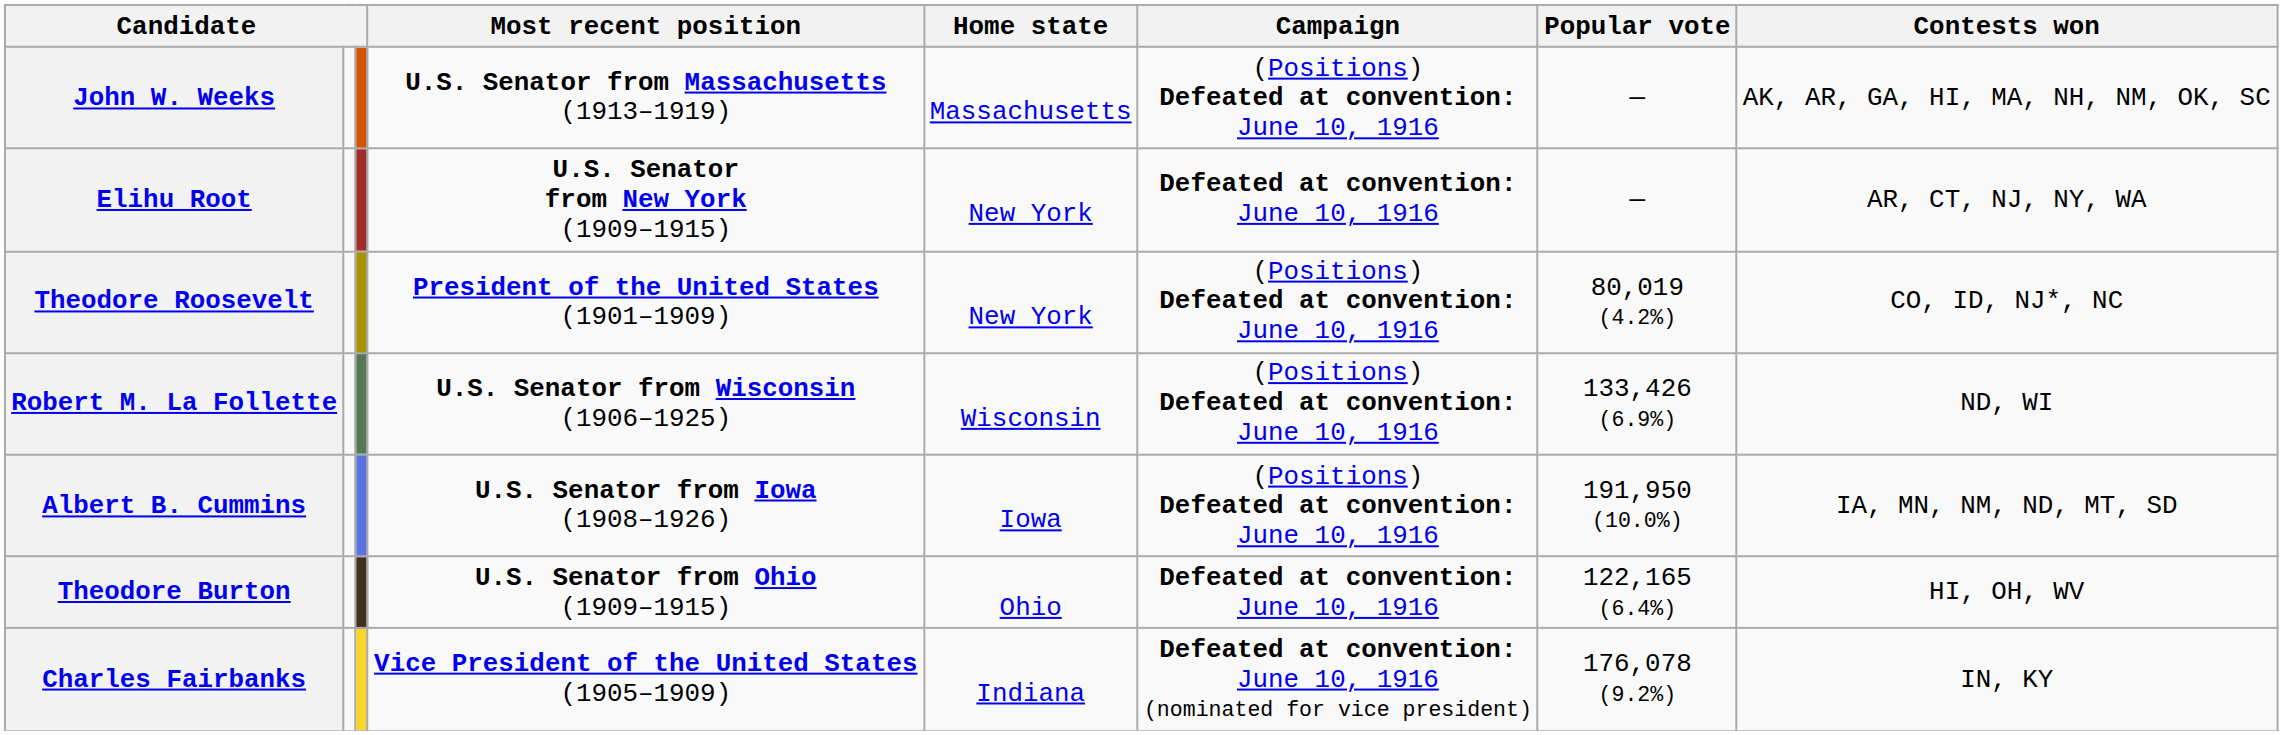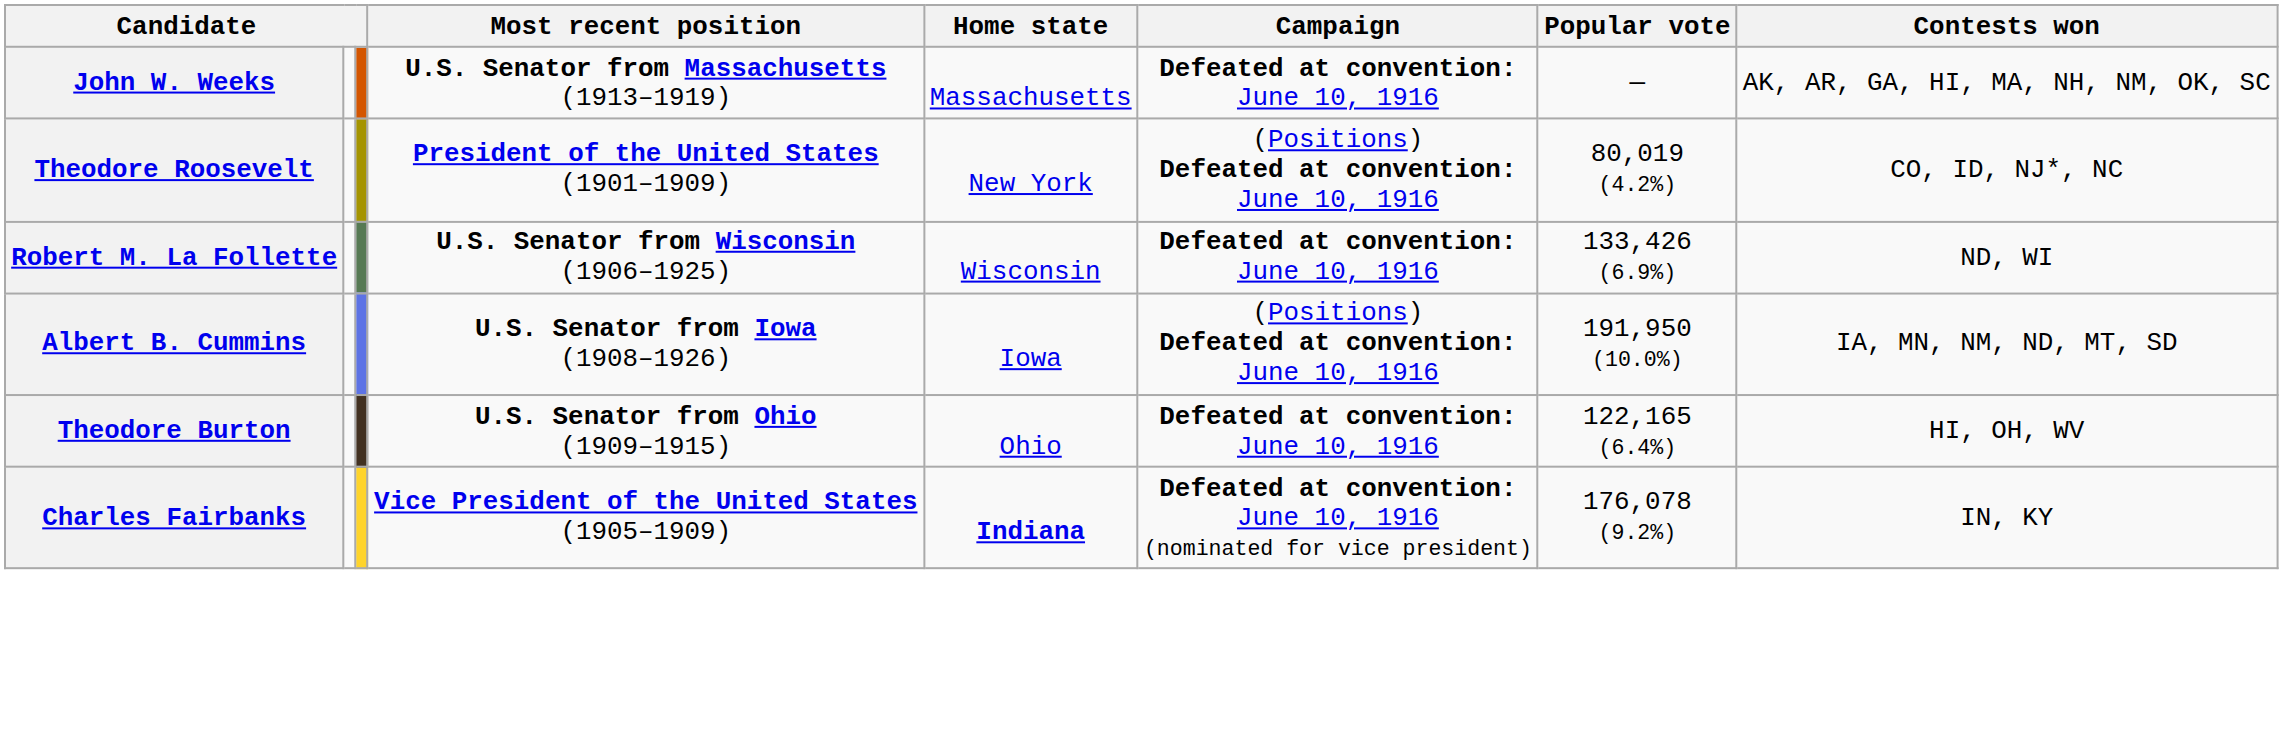(1338, 98) (Positions) Defeated at convention: June 10, 1916 -> (1338, 83) Defeated at convention: June 10, 1916
- row: (174, 200)
(1338, 404) (Positions) Defeated at convention: June 10, 1916 -> (1338, 257) Defeated at convention: June 10, 1916
(1031, 694) normal -> (1031, 533) bold
